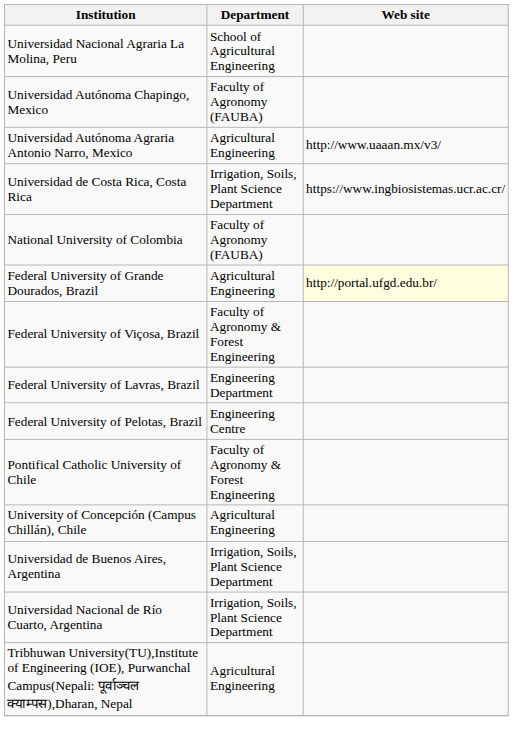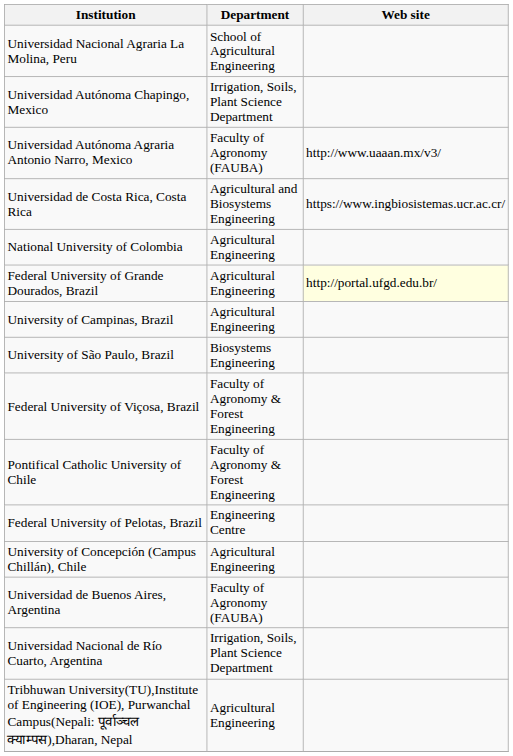(239, 101) Faculty of Agronomy (FAUBA) -> (253, 101) Irrigation, Soils, Plant Science Department
(242, 145) Agricultural Engineering -> (239, 152) Faculty of Agronomy (FAUBA)
(253, 188) Irrigation, Soils, Plant Science Department -> (254, 203) Agricultural and Biosystems Engineering
(239, 239) Faculty of Agronomy (FAUBA) -> (242, 247) Agricultural Engineering
+ row: (90, 319)
+ row: (91, 355)
- row: (104, 385)
rows swapped: (105, 421) <-> (94, 472)
(253, 566) Irrigation, Soils, Plant Science Department -> (239, 602) Faculty of Agronomy (FAUBA)
